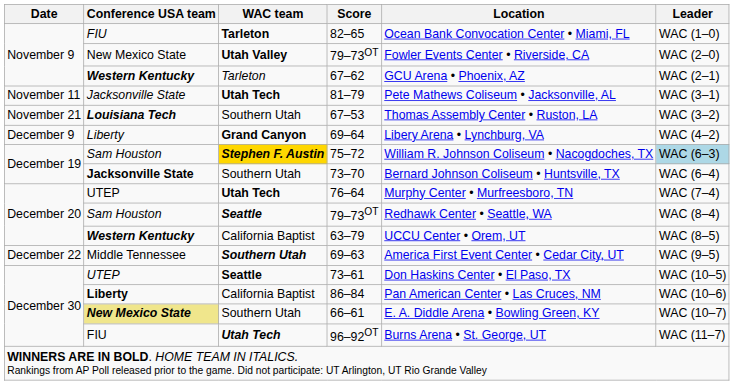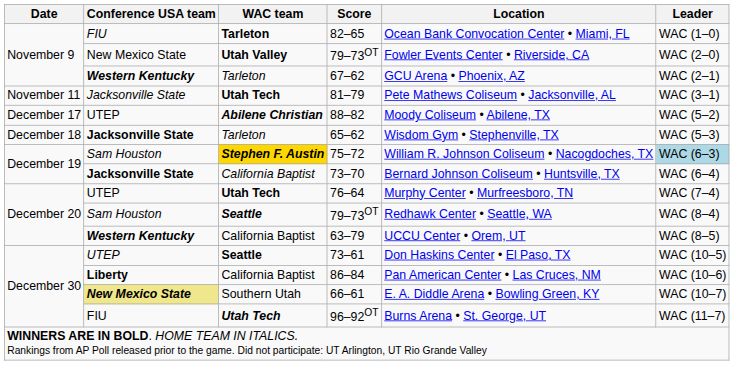- row: (44, 115)
- row: (41, 134)
+ row: (44, 115)
+ row: (44, 134)
(261, 173) Southern Utah -> (268, 173) California Baptist
- row: (44, 255)
